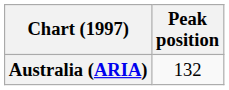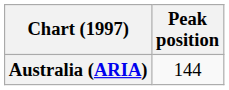(188, 69) 132 -> (188, 69) 144
